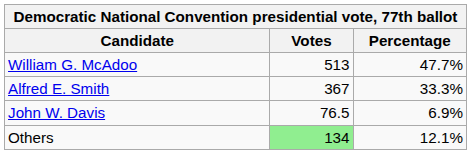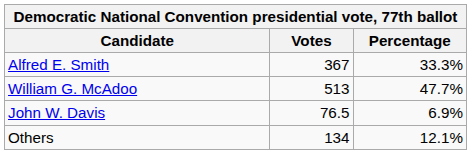rows swapped: (73, 65) <-> (59, 89)
(337, 137) lightgreen background -> (337, 137) no background
